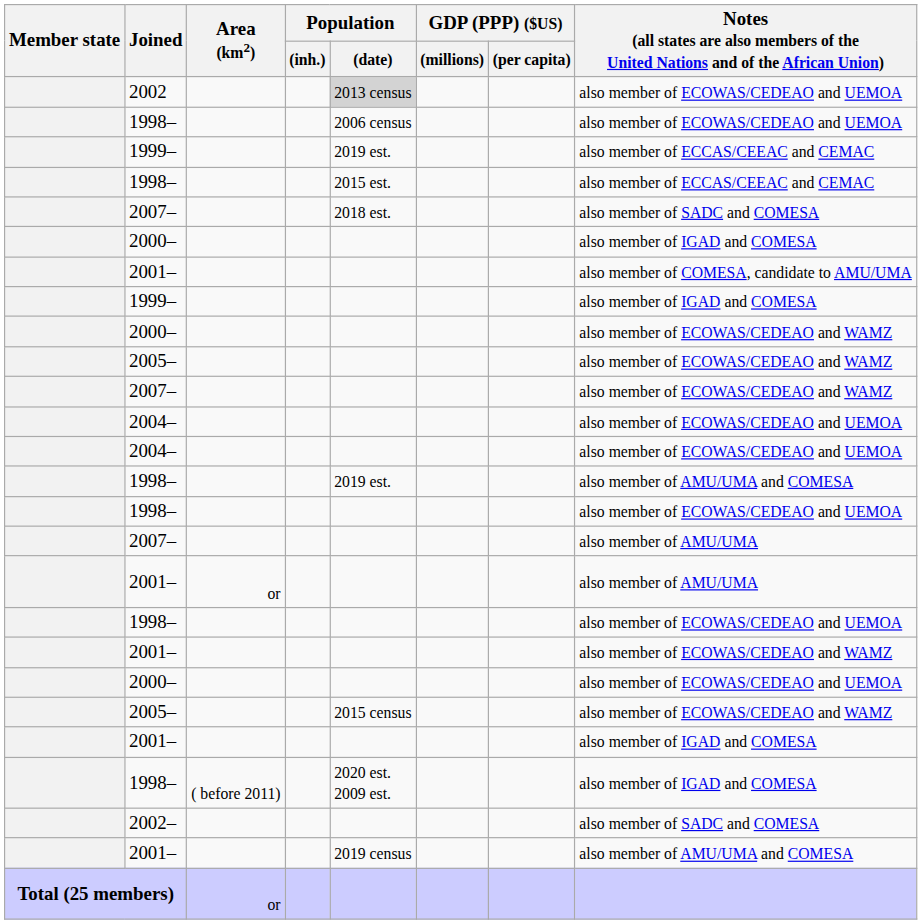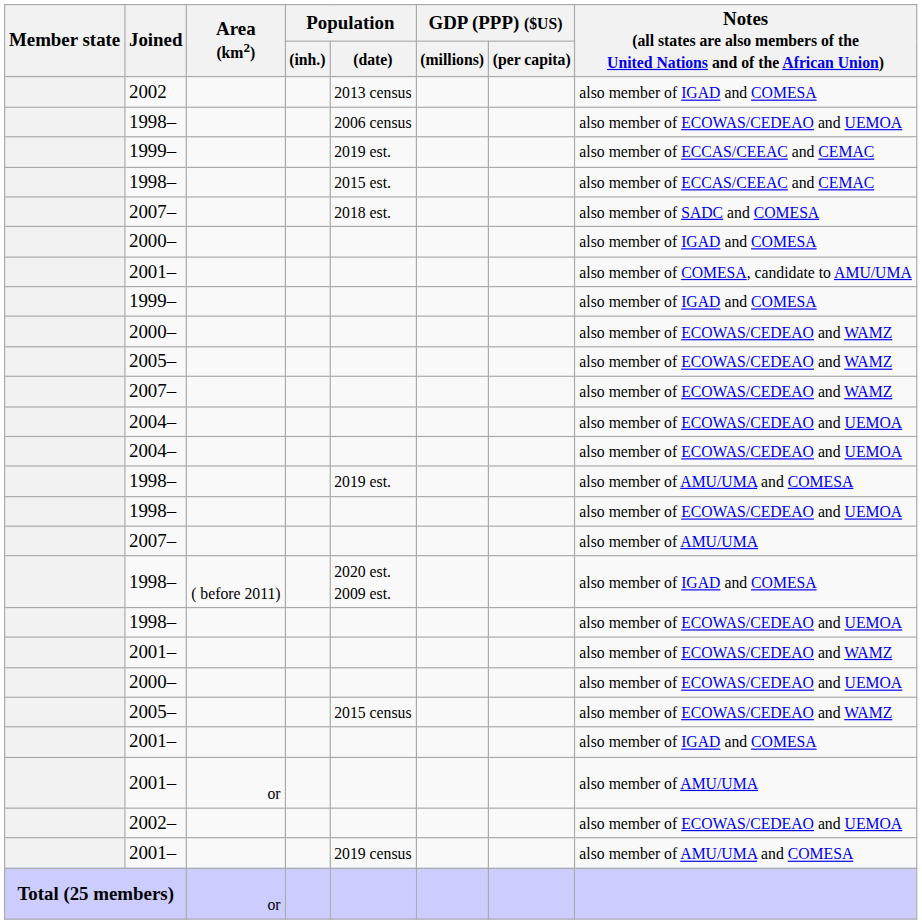(373, 93) lightgrey background -> (373, 93) no background
(741, 93) also member of ECOWAS/CEDEAO and UEMOA -> (698, 93) also member of IGAD and COMESA
rows swapped: (153, 581) <-> (153, 782)
(699, 824) also member of SADC and COMESA -> (741, 824) also member of ECOWAS/CEDEAO and UEMOA
